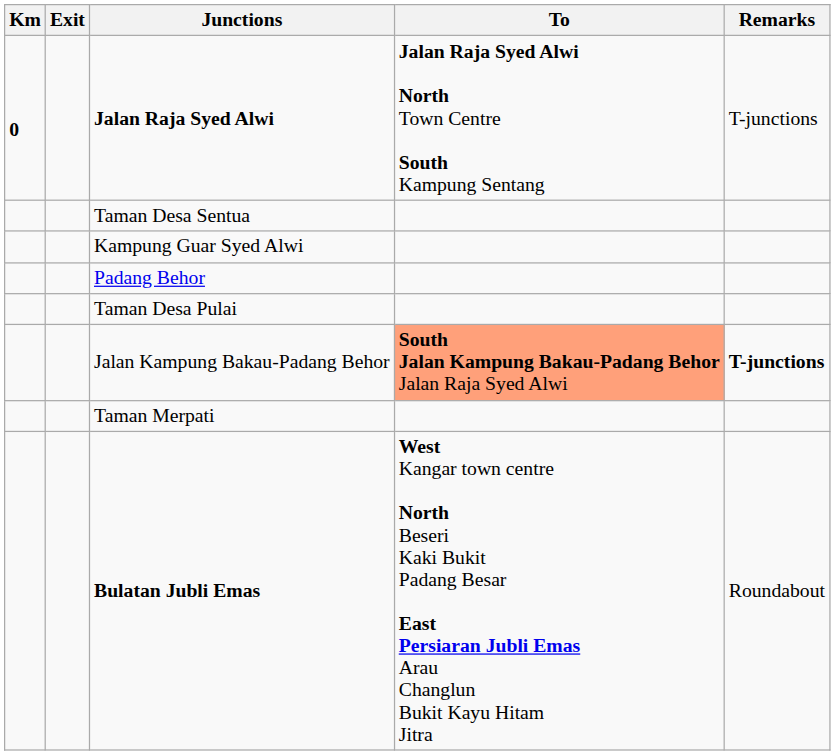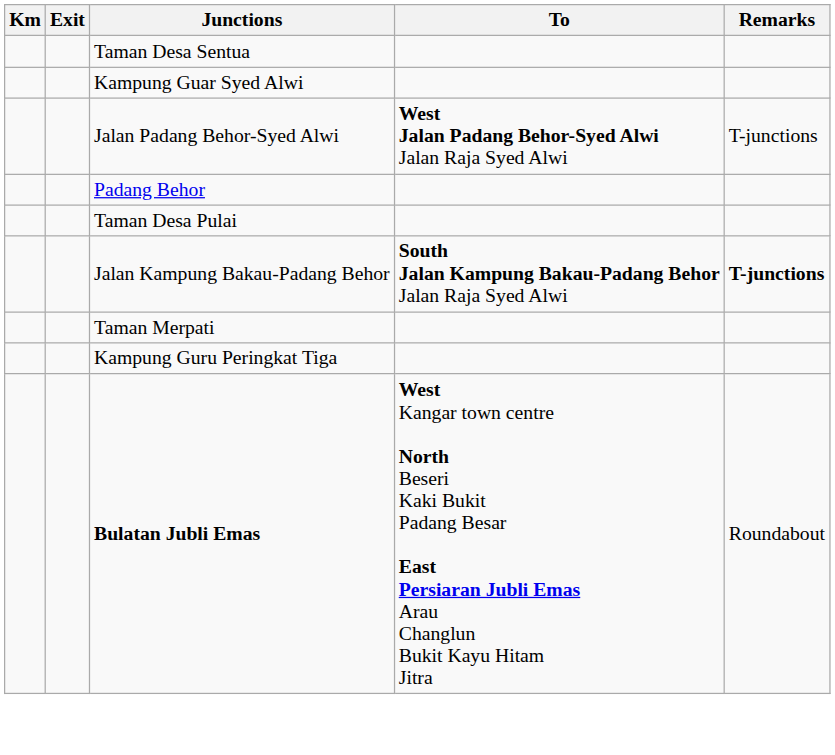- row: (184, 117)
+ row: (217, 135)
(559, 362) lightsalmon background -> (559, 273) no background
+ row: (216, 358)
